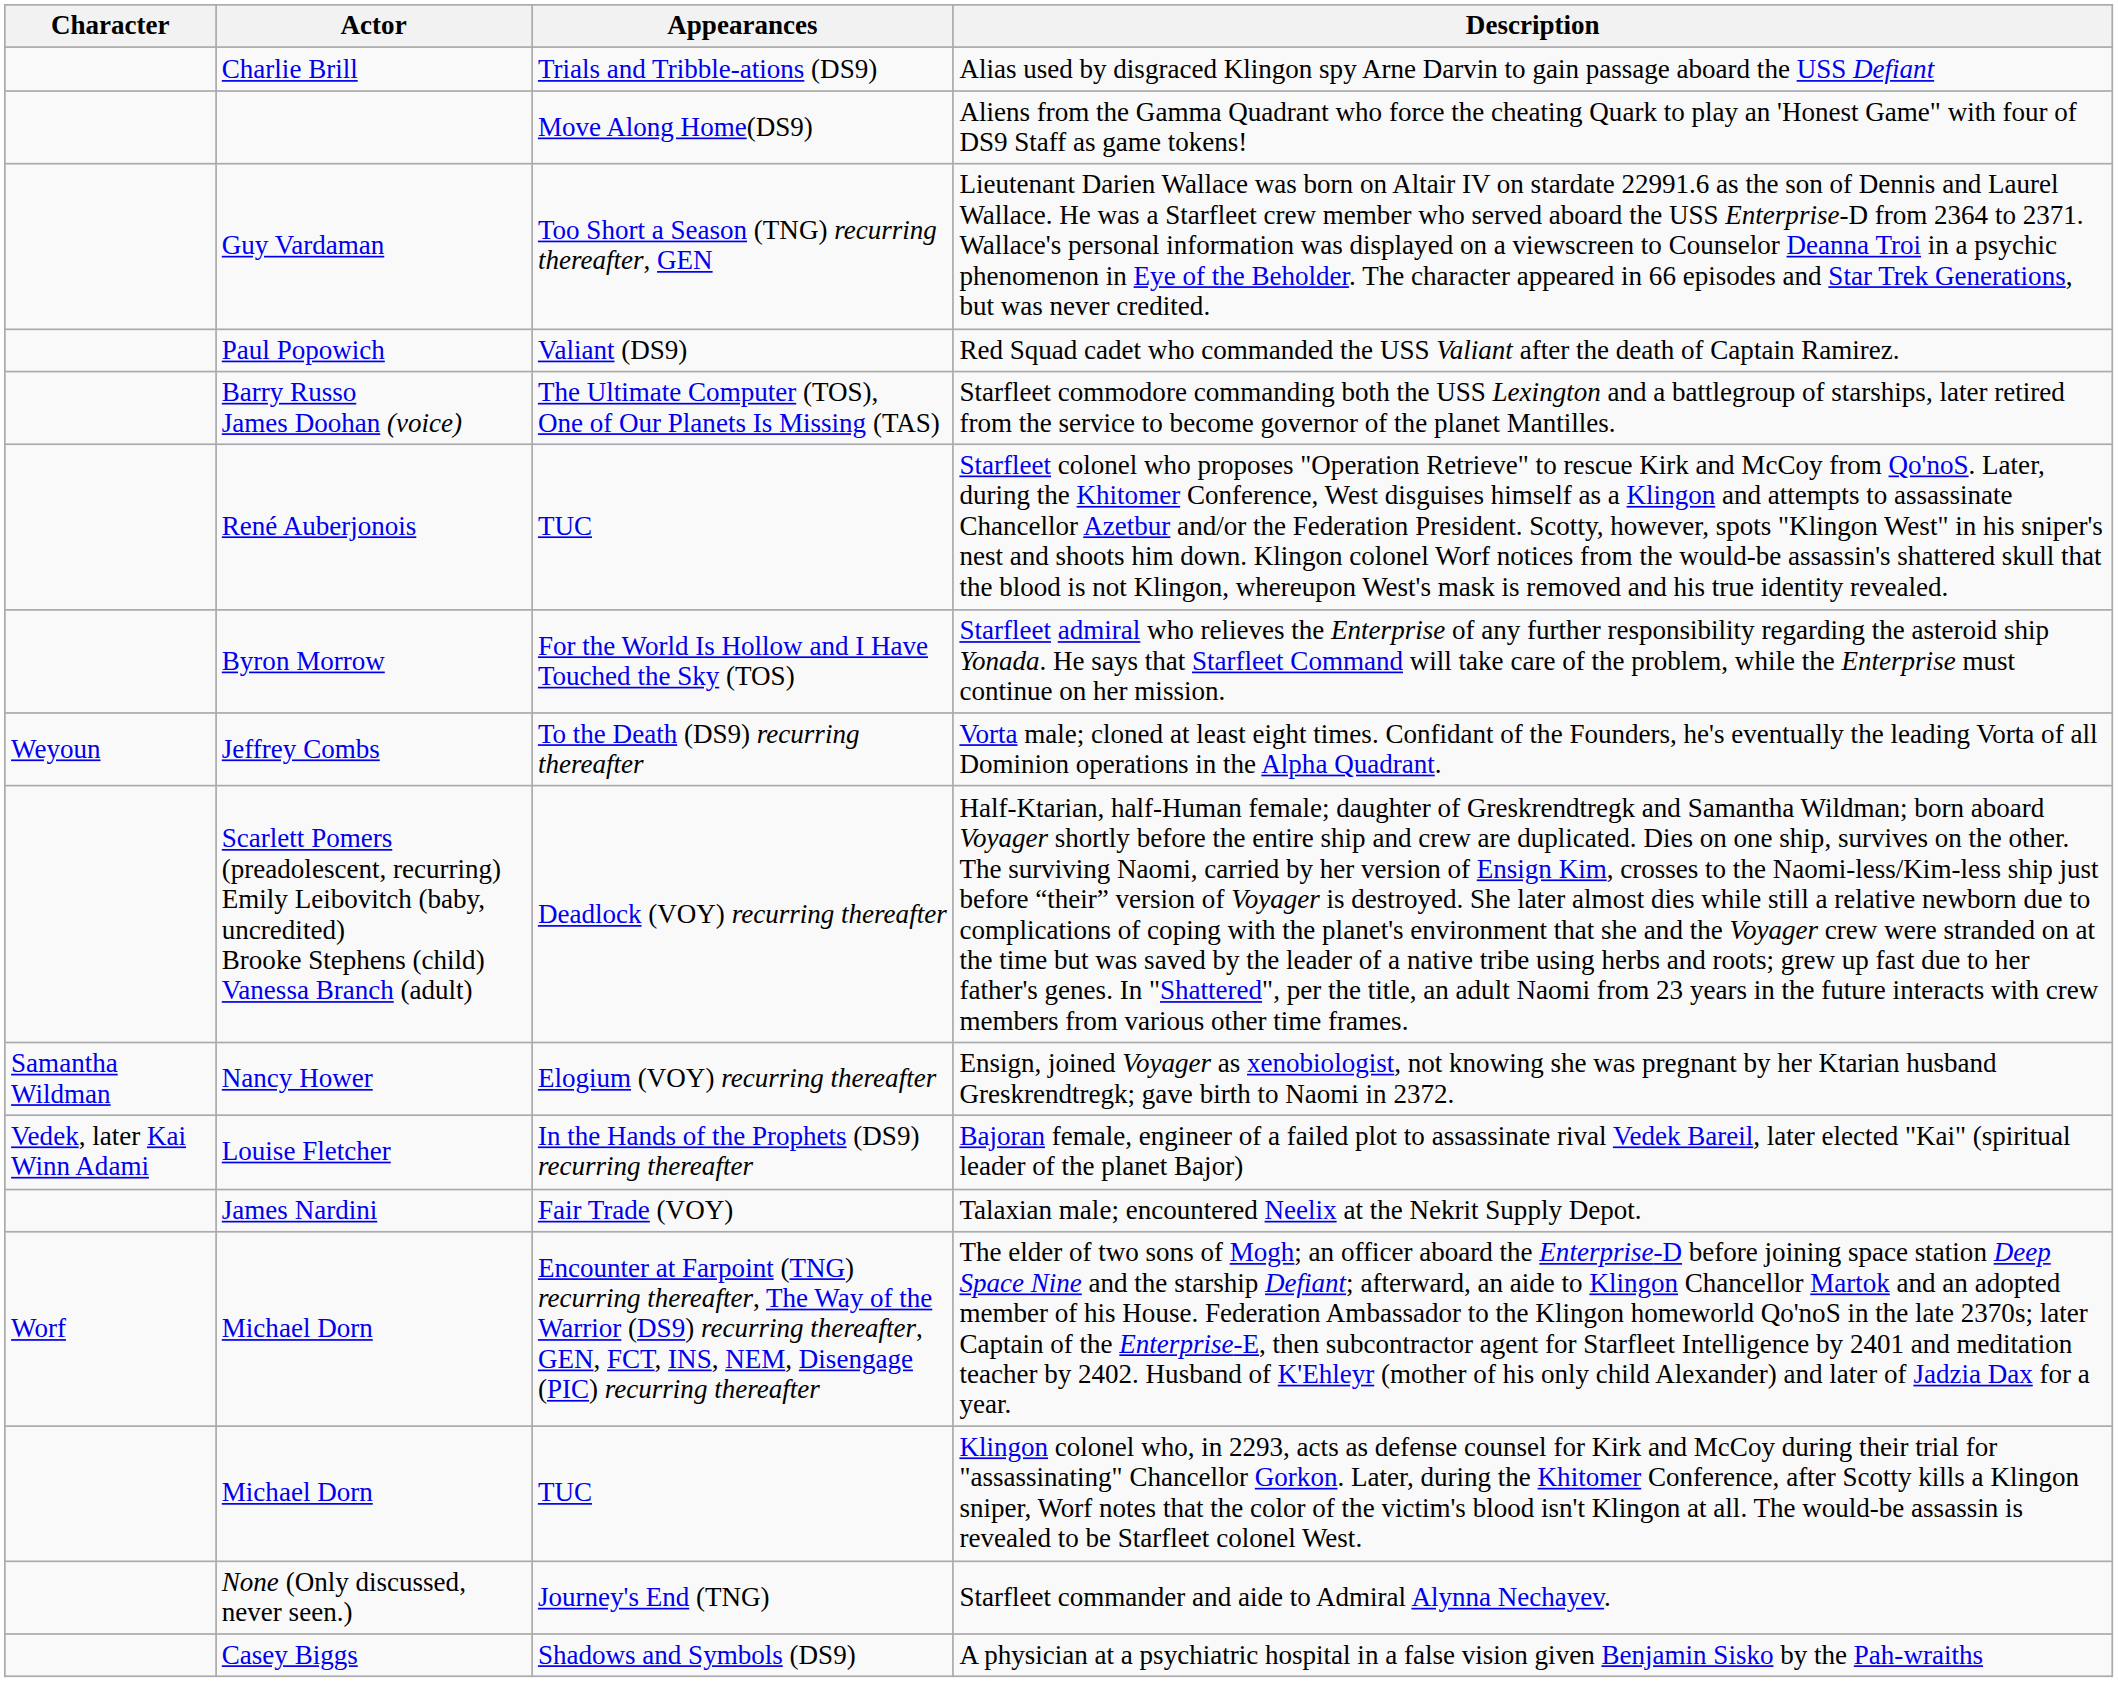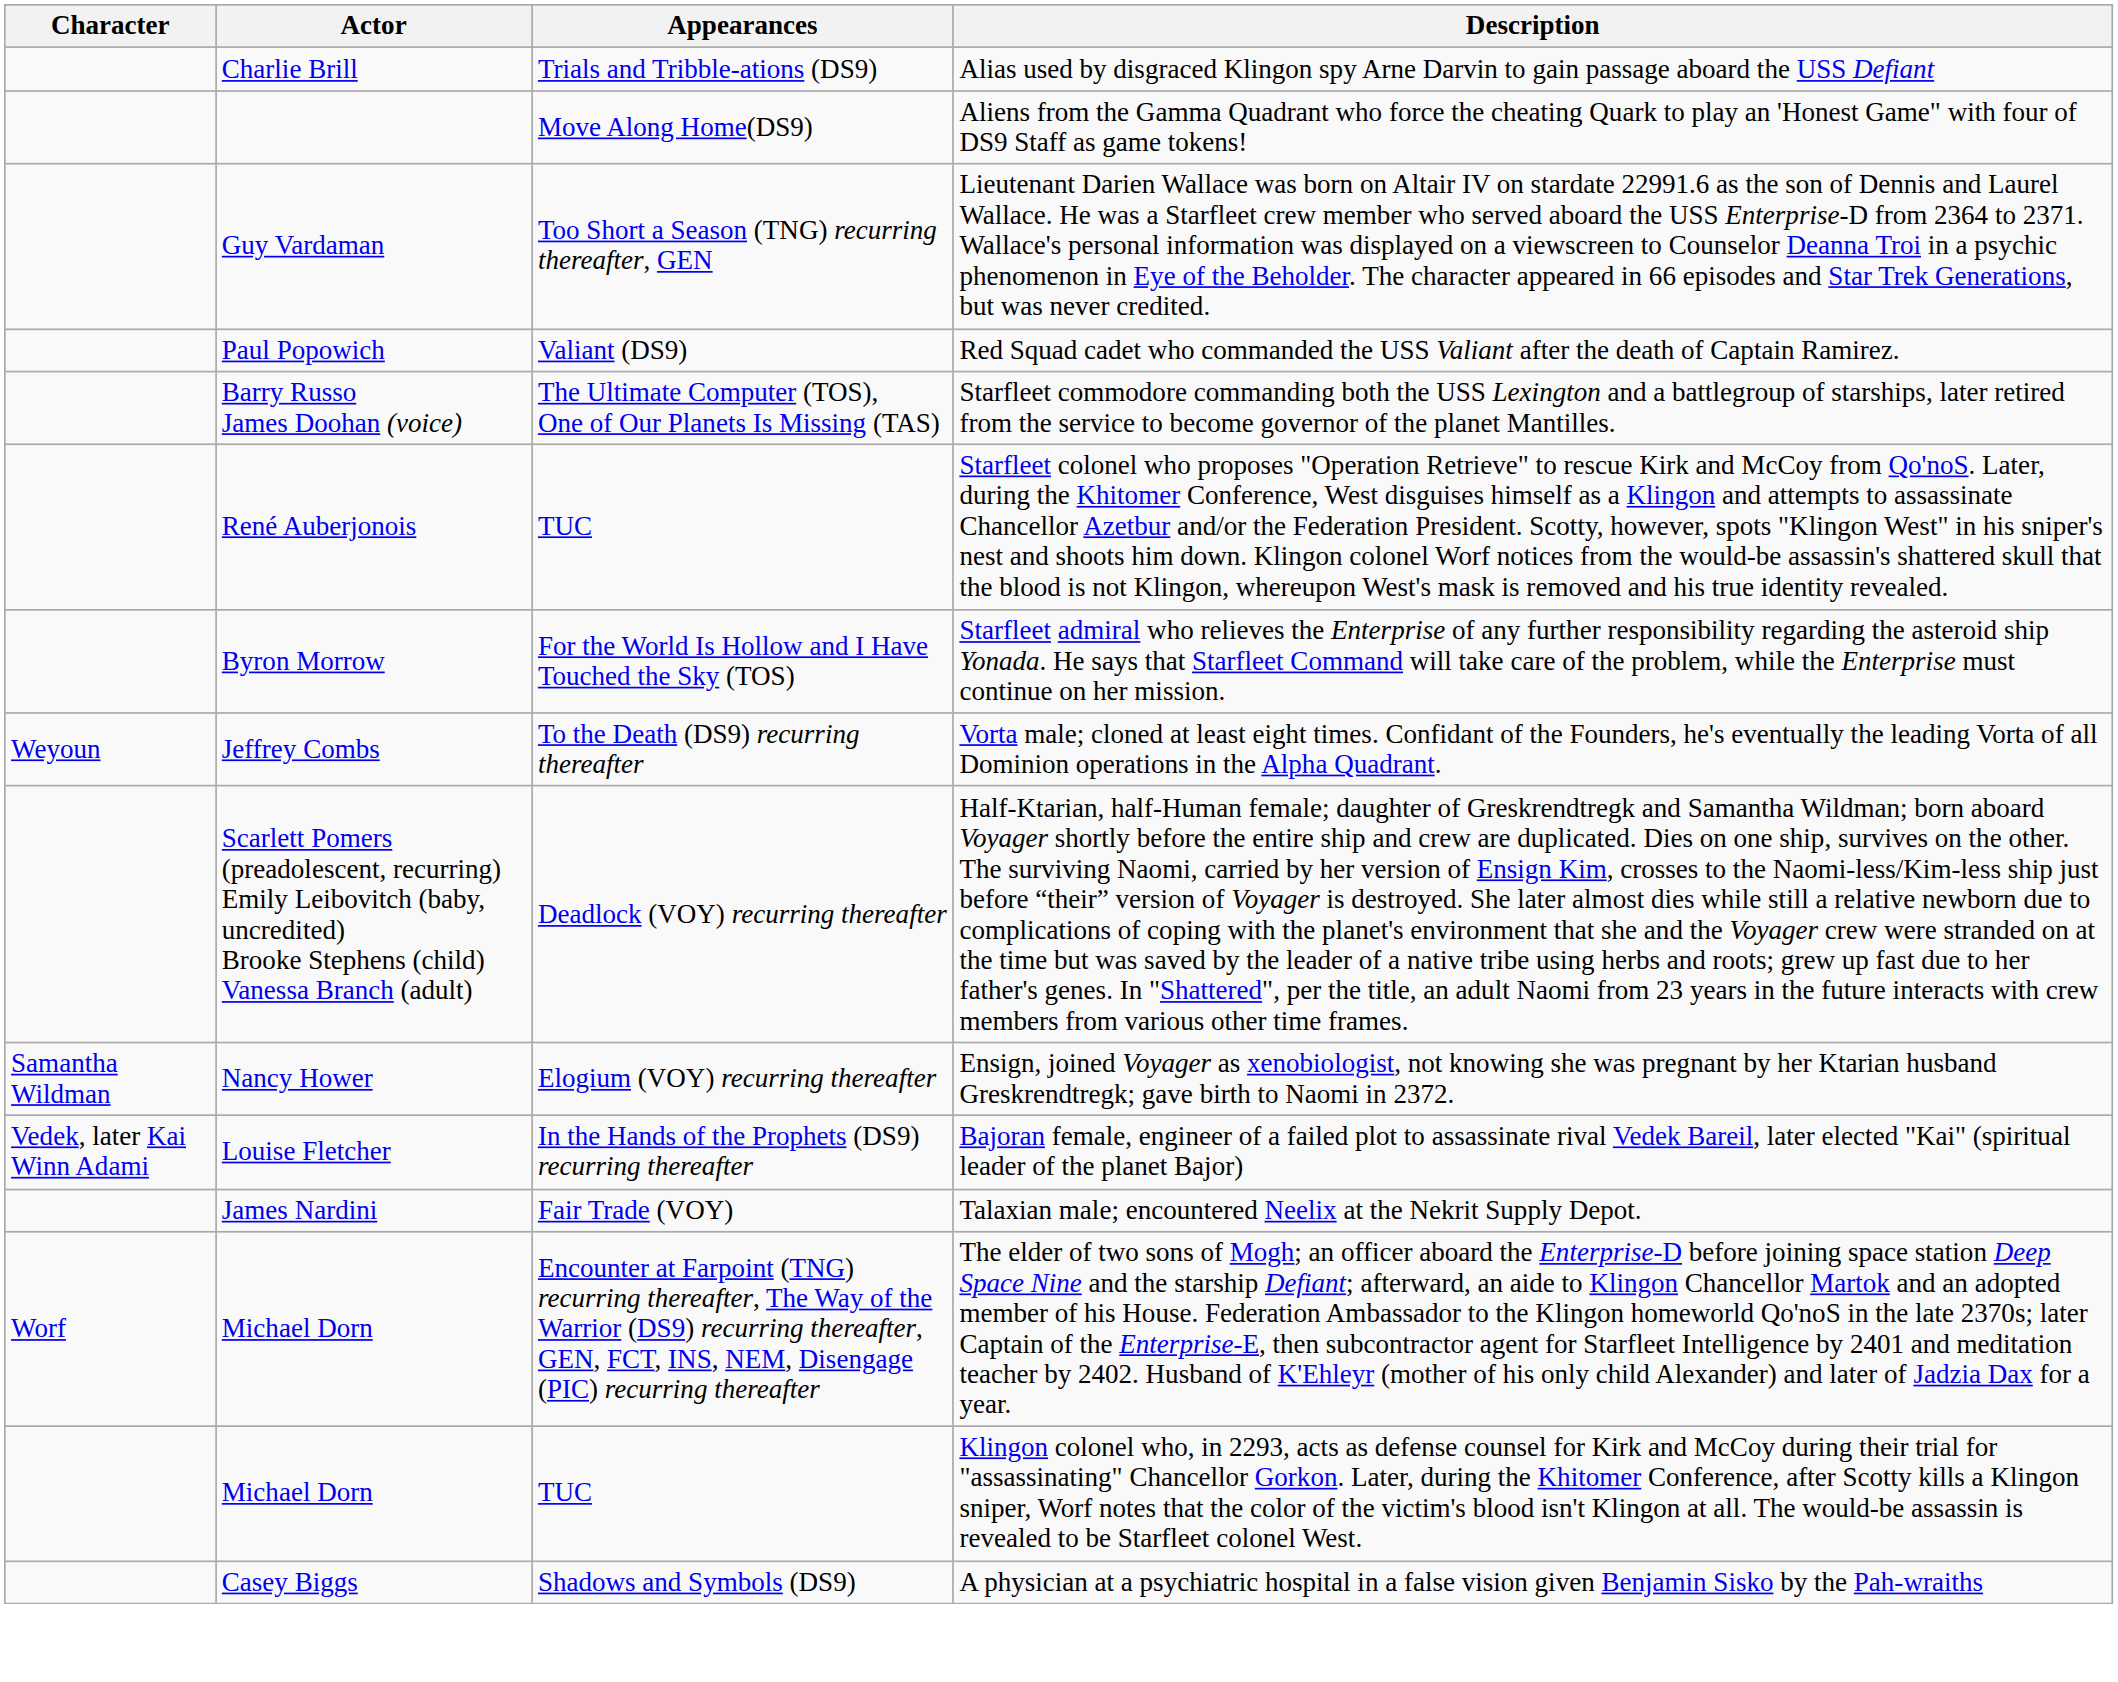- row: (1285, 1597)
